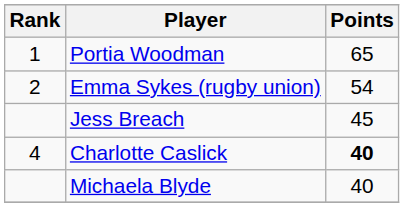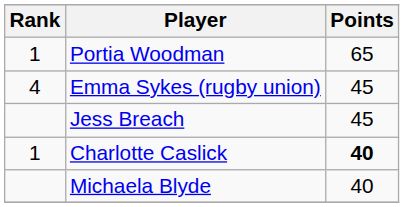(35, 86) 2 -> (35, 86) 4
(362, 86) 54 -> (362, 86) 45
(35, 152) 4 -> (35, 152) 1
